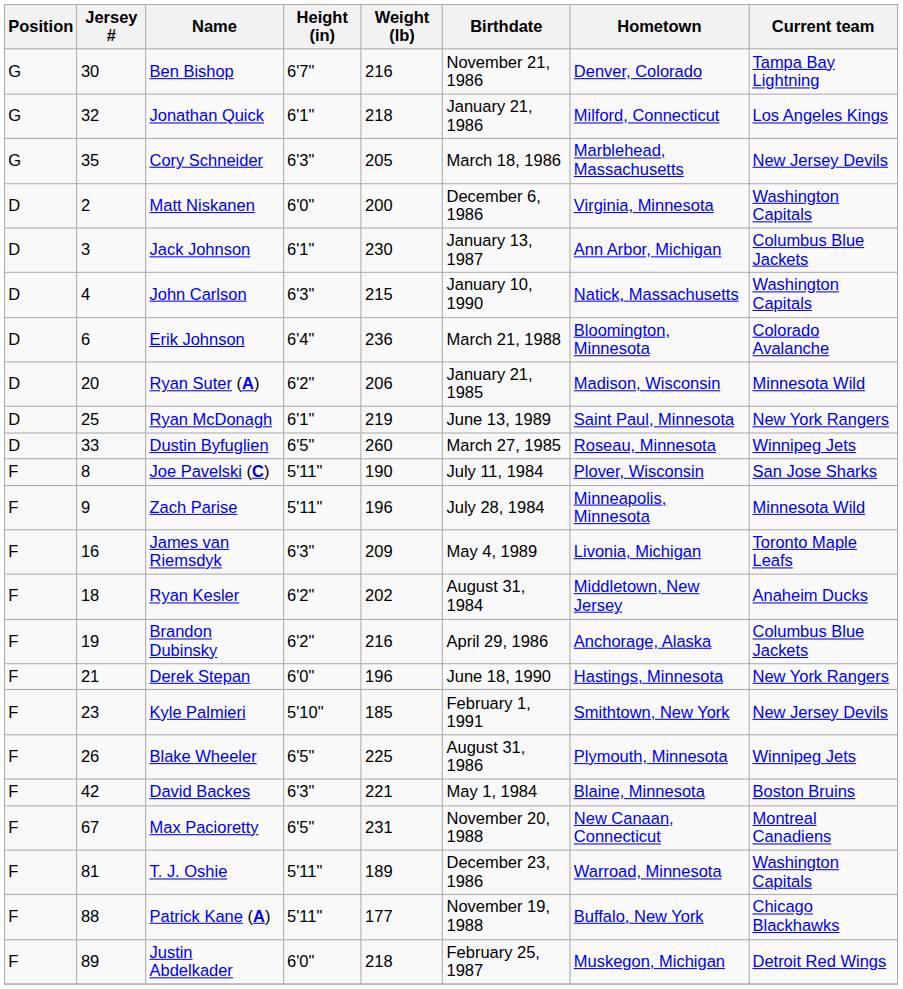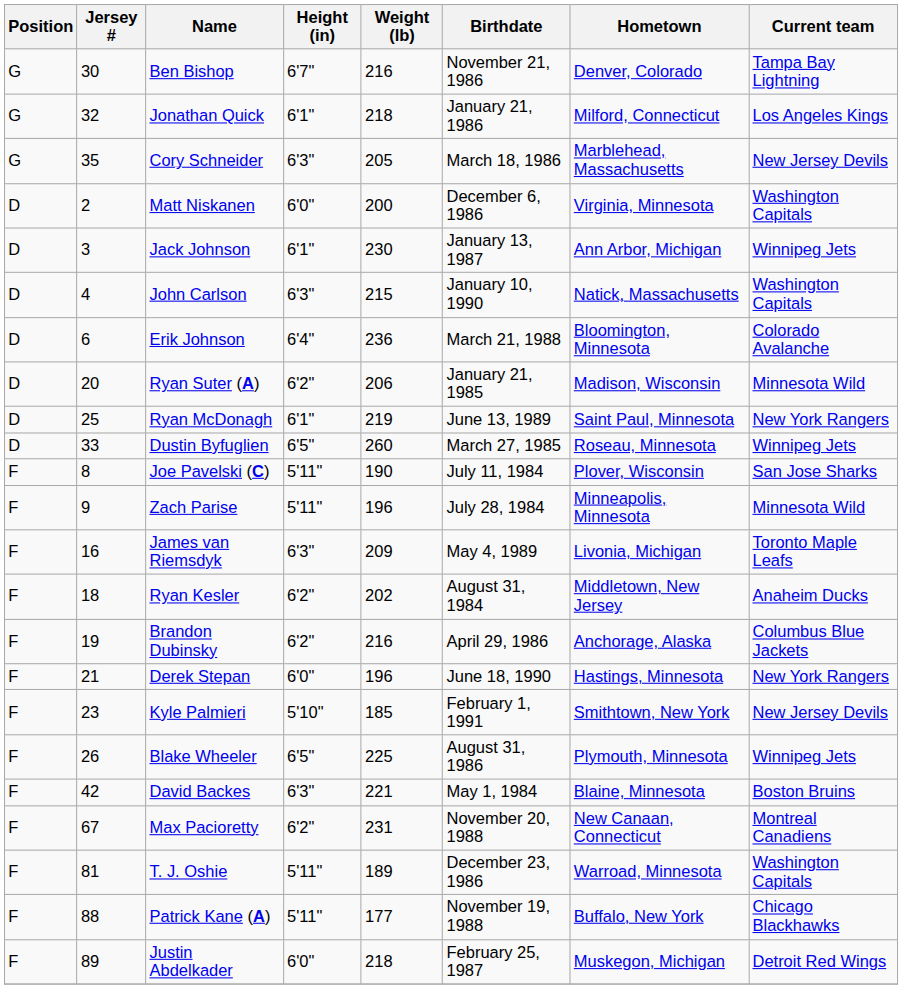(808, 250) Columbus Blue Jackets -> (804, 250) Winnipeg Jets
(301, 827) 6'5" -> (301, 827) 6'2"
